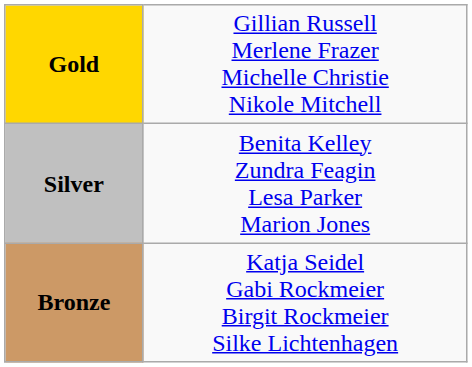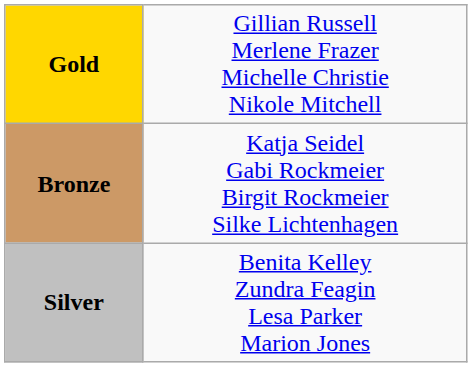rows swapped: (74, 183) <-> (74, 302)
